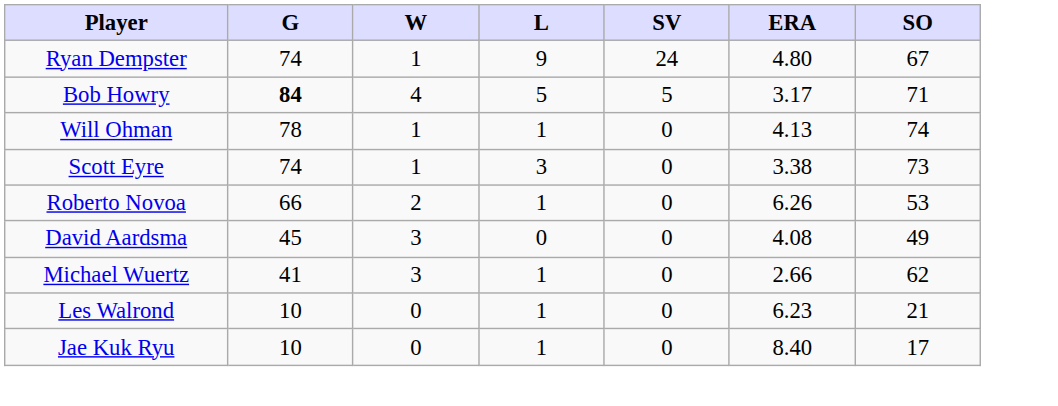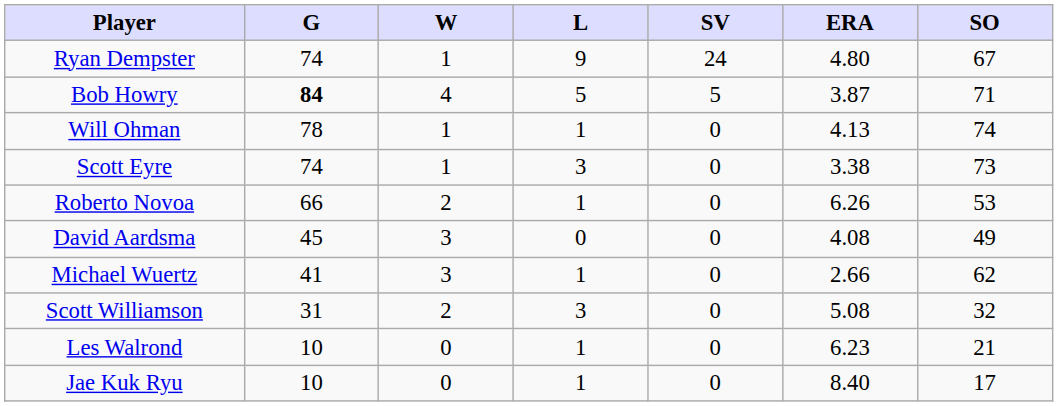(792, 94) 3.17 -> (850, 94) 3.87
+ row: (124, 310)
